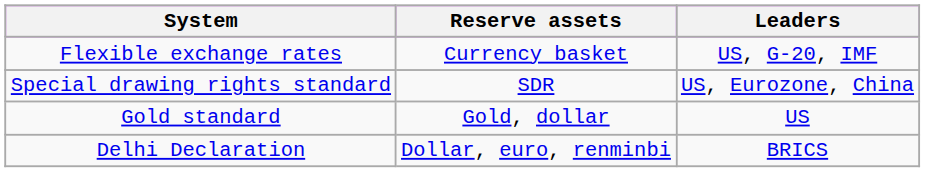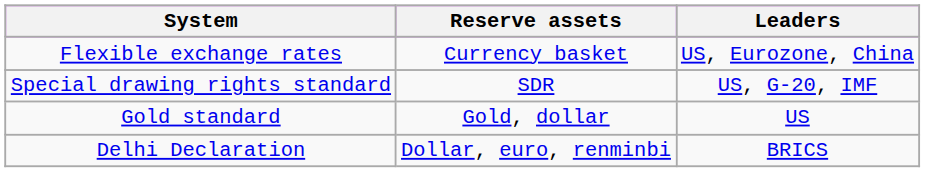(797, 54) US, G-20, IMF -> (797, 54) US, Eurozone, China
(797, 86) US, Eurozone, China -> (797, 86) US, G-20, IMF
